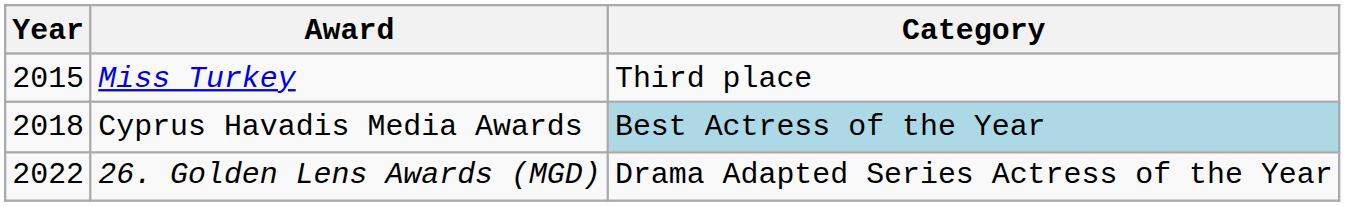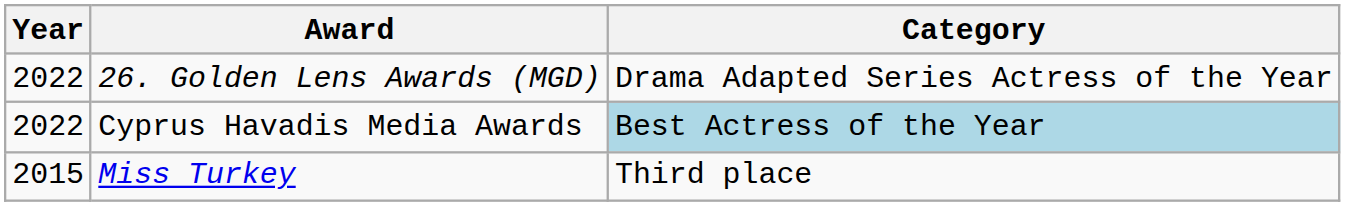rows swapped: (197, 78) <-> (350, 176)
(48, 127) 2018 -> (48, 127) 2022
